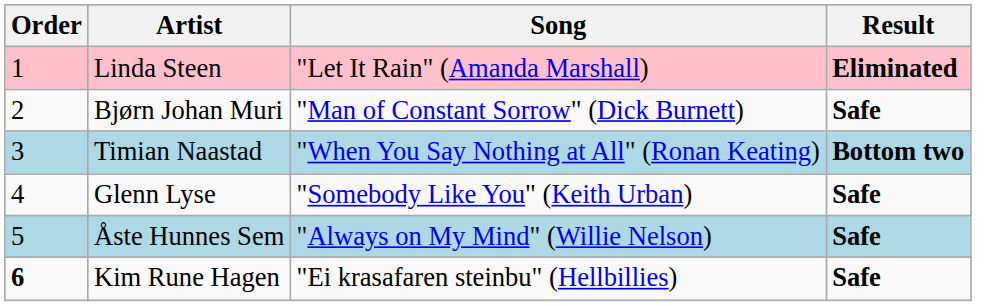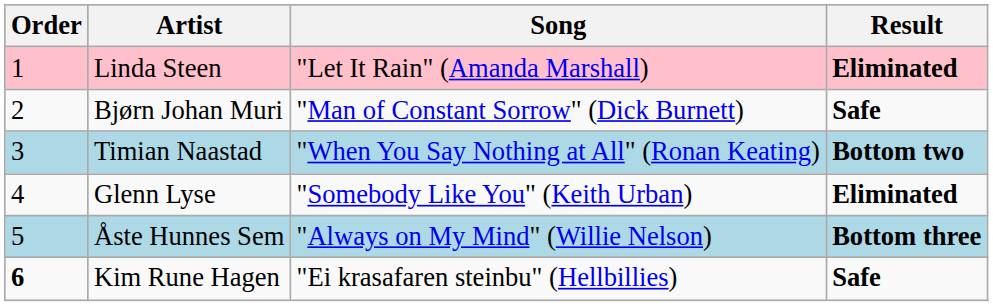(857, 194) Safe -> (895, 194) Eliminated
(857, 236) Safe -> (907, 236) Bottom three
